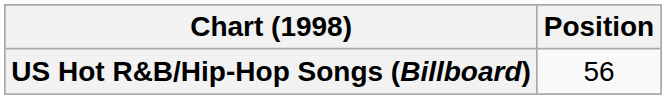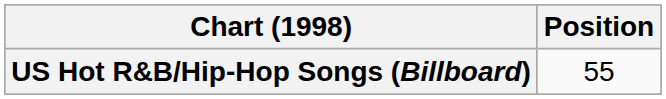(599, 71) 56 -> (599, 71) 55
